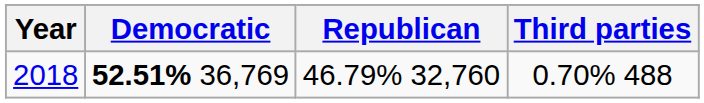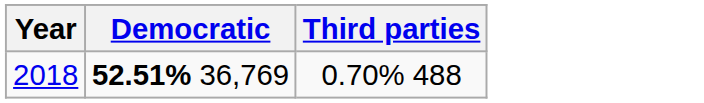- column: (401, 28)
